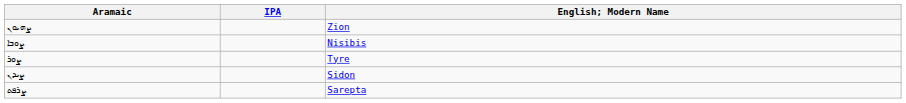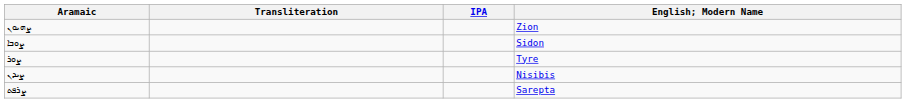+ column: (296, 12)
(347, 43) Nisibis -> (530, 43) Sidon
(341, 75) Sidon -> (536, 75) Nisibis
